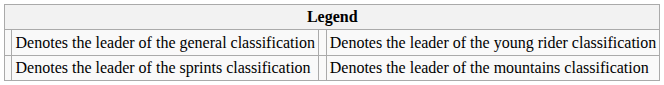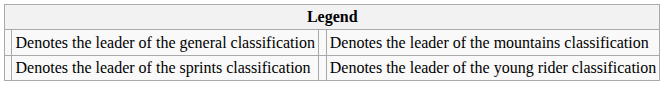(493, 42) Denotes the leader of the young rider classification -> (489, 42) Denotes the leader of the mountains classification
(489, 67) Denotes the leader of the mountains classification -> (493, 67) Denotes the leader of the young rider classification
